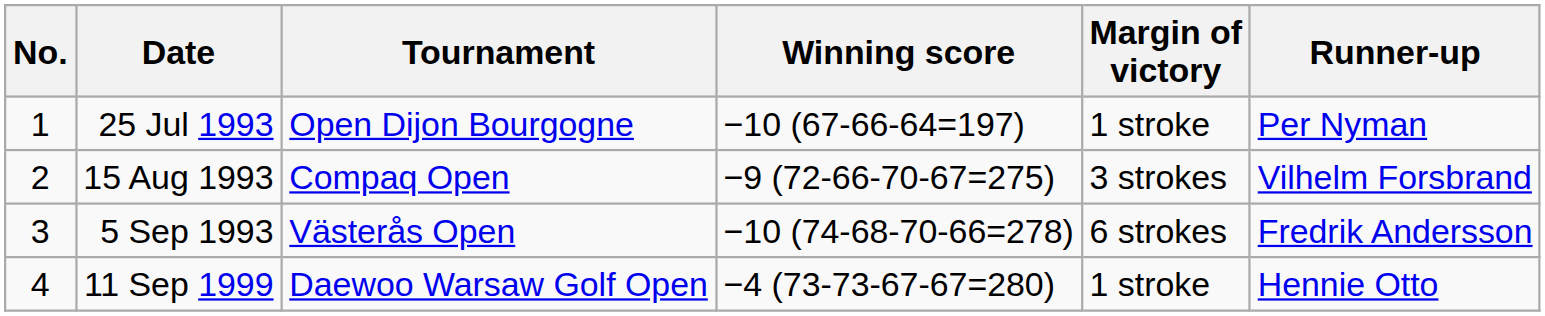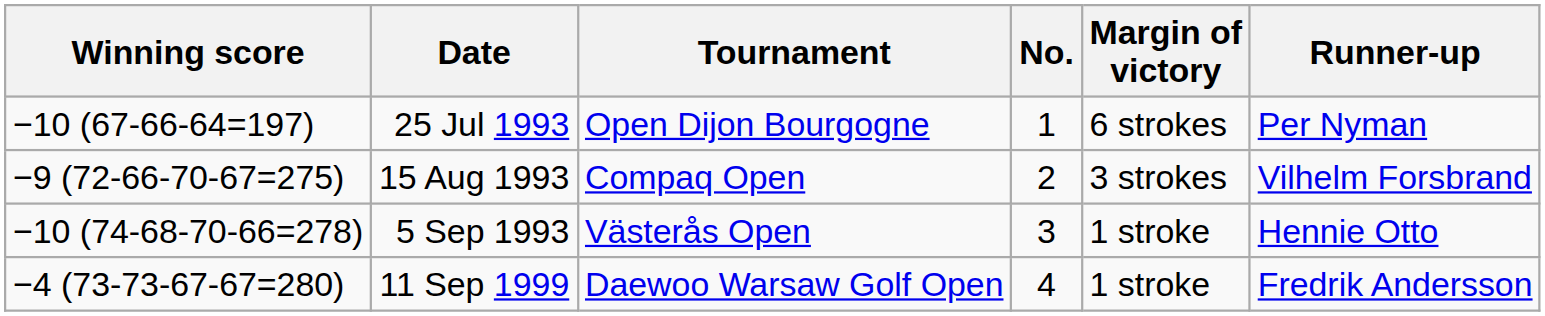columns swapped: (40, 51) <-> (899, 51)
(1150, 124) 1 stroke -> (1158, 124) 6 strokes
(1158, 231) 6 strokes -> (1150, 231) 1 stroke
(1395, 231) Fredrik Andersson -> (1348, 231) Hennie Otto
(1348, 285) Hennie Otto -> (1395, 285) Fredrik Andersson
